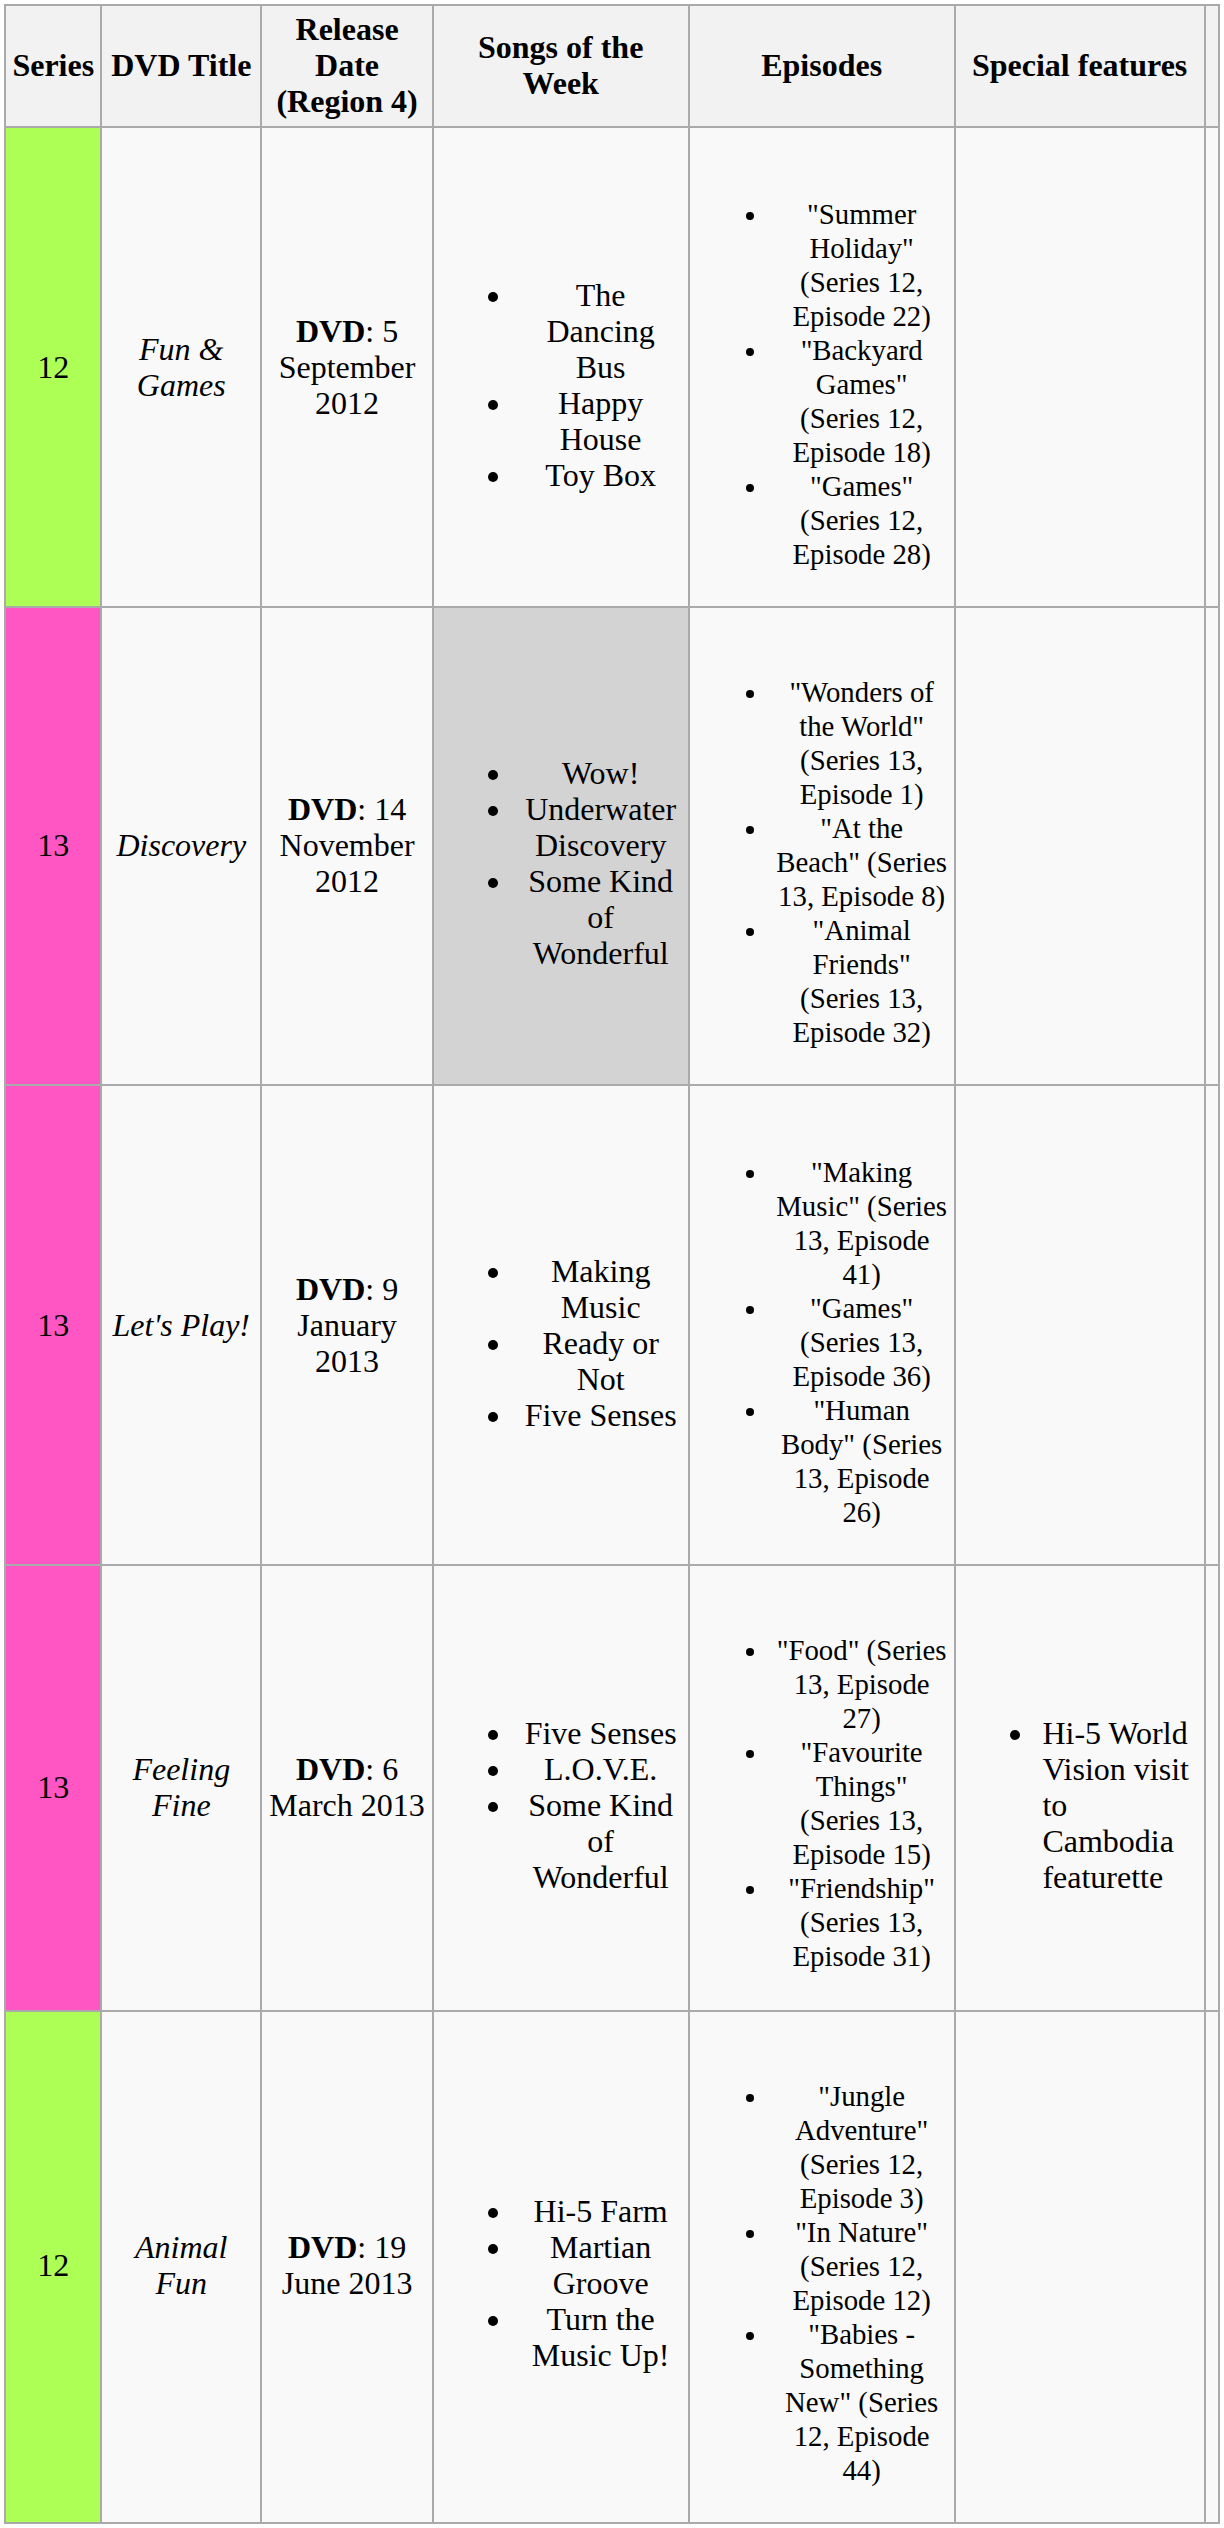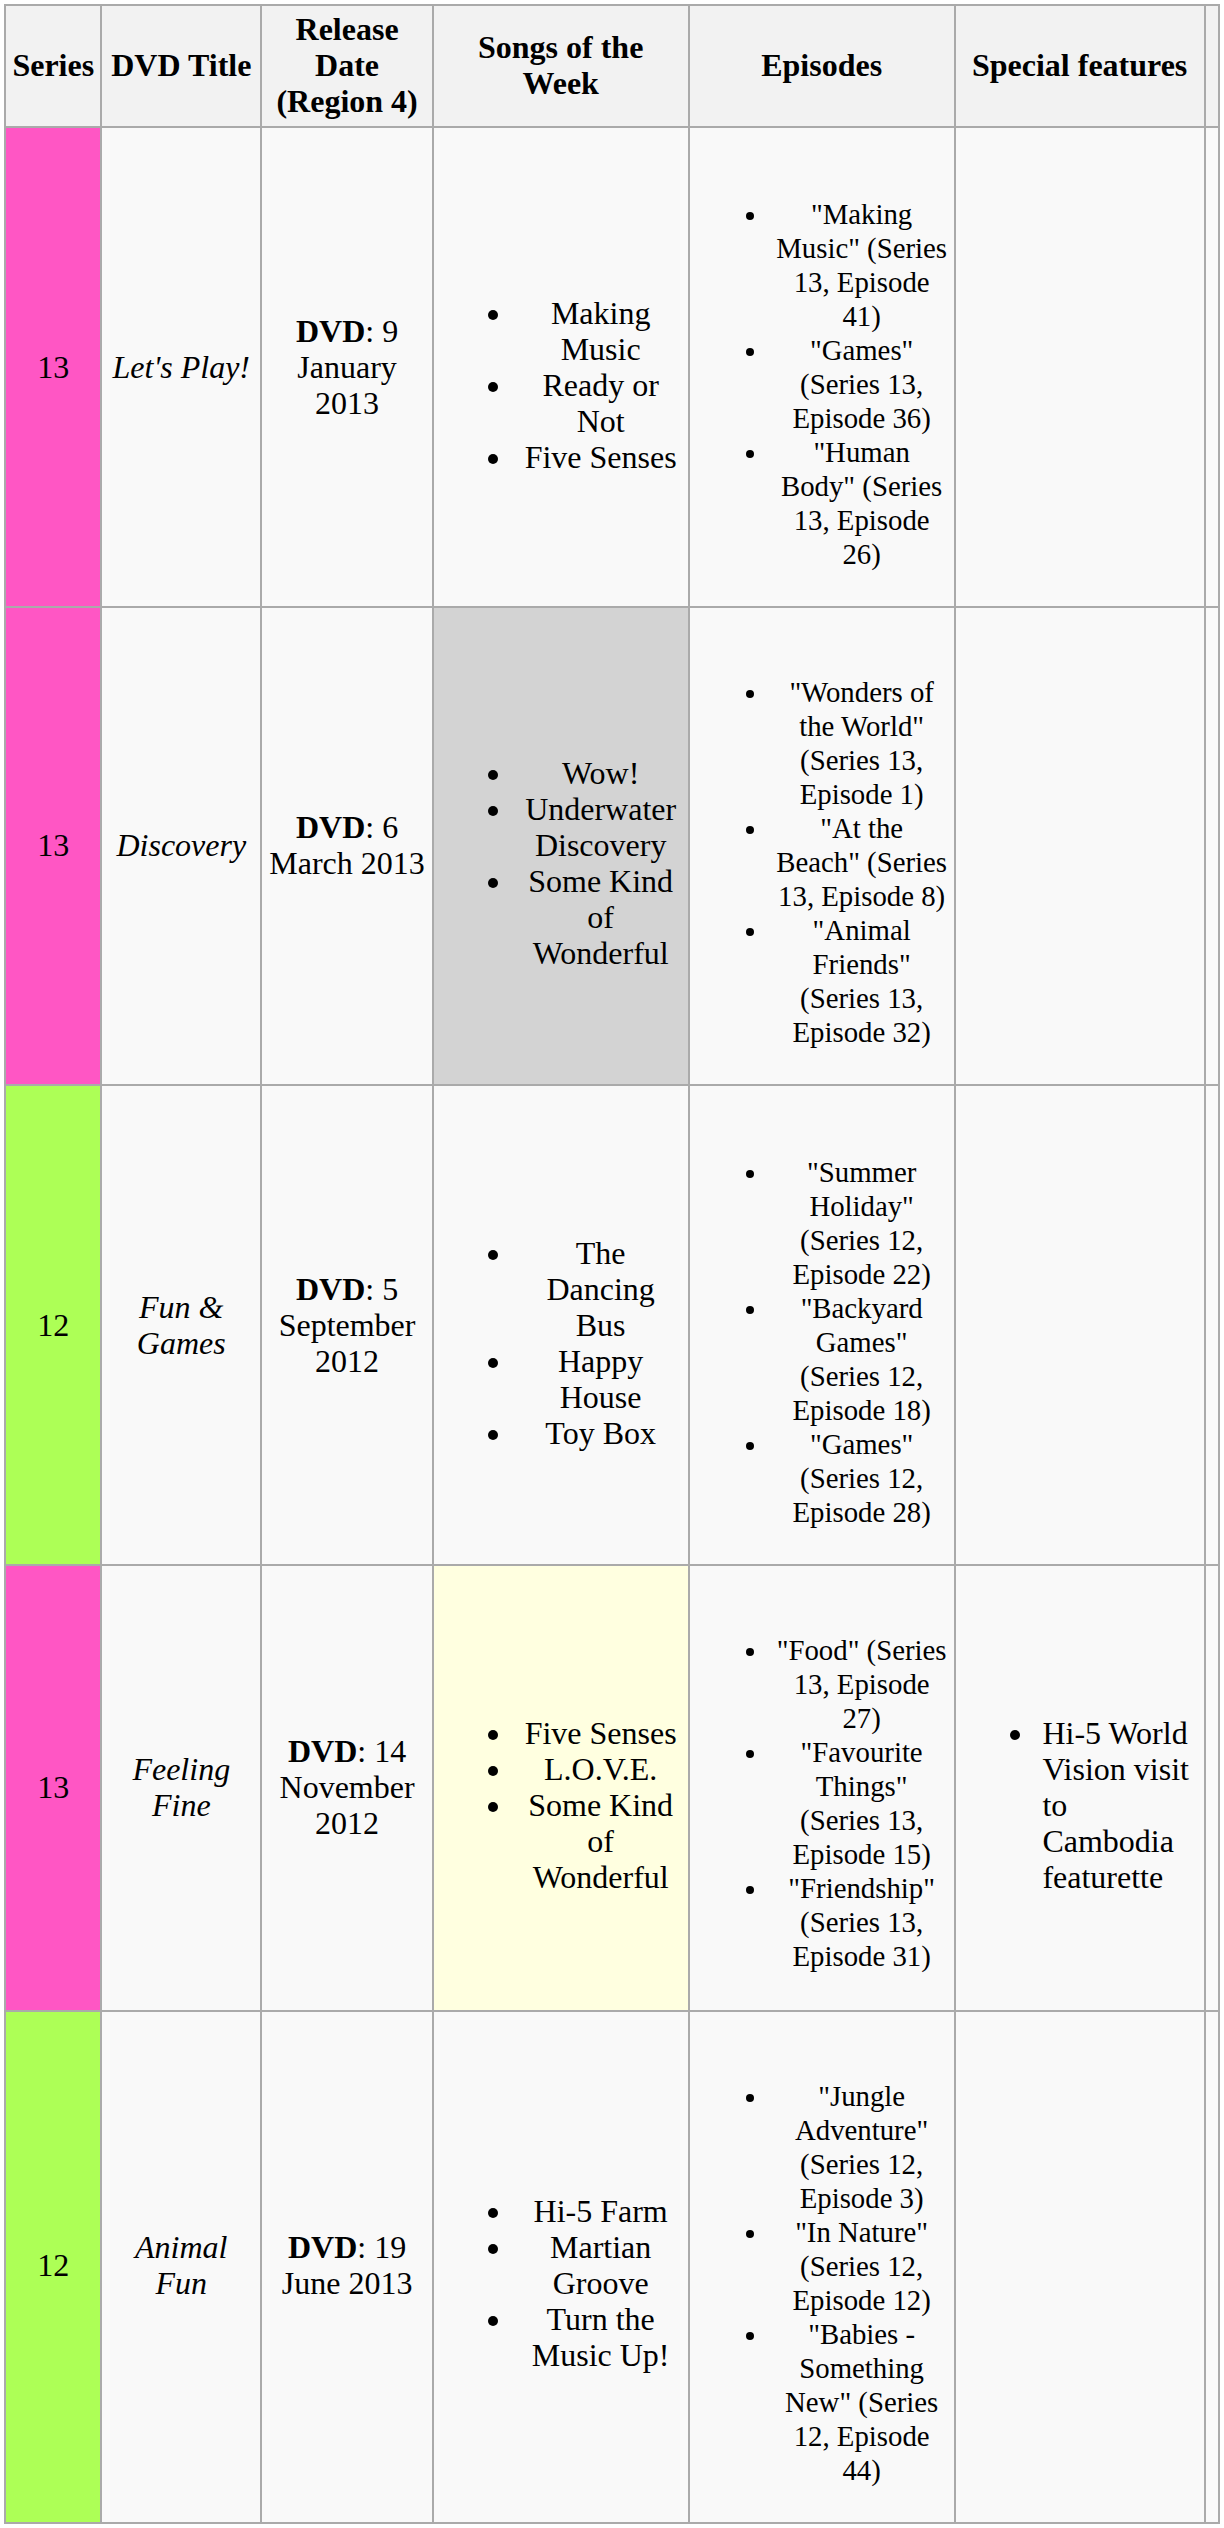rows swapped: (181, 366) <-> (181, 1324)
(347, 845) DVD: 14 November 2012 -> (347, 845) DVD: 6 March 2013
(347, 1786) DVD: 6 March 2013 -> (347, 1786) DVD: 14 November 2012
(561, 1805) no background -> (561, 1805) lightyellow background
